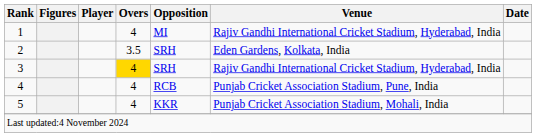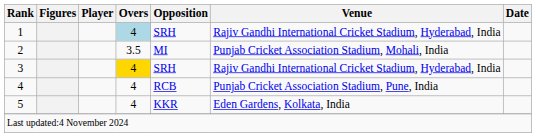(133, 31) no background -> (133, 31) lightblue background
(161, 31) MI -> (165, 31) SRH
(165, 50) SRH -> (161, 50) MI
(282, 50) Eden Gardens, Kolkata, India -> (331, 50) Punjab Cricket Association Stadium, Mohali, India
(331, 104) Punjab Cricket Association Stadium, Mohali, India -> (282, 104) Eden Gardens, Kolkata, India
